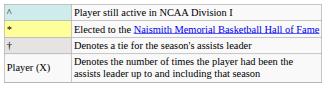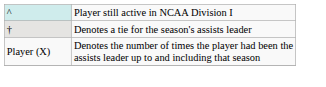- row: (197, 29)
